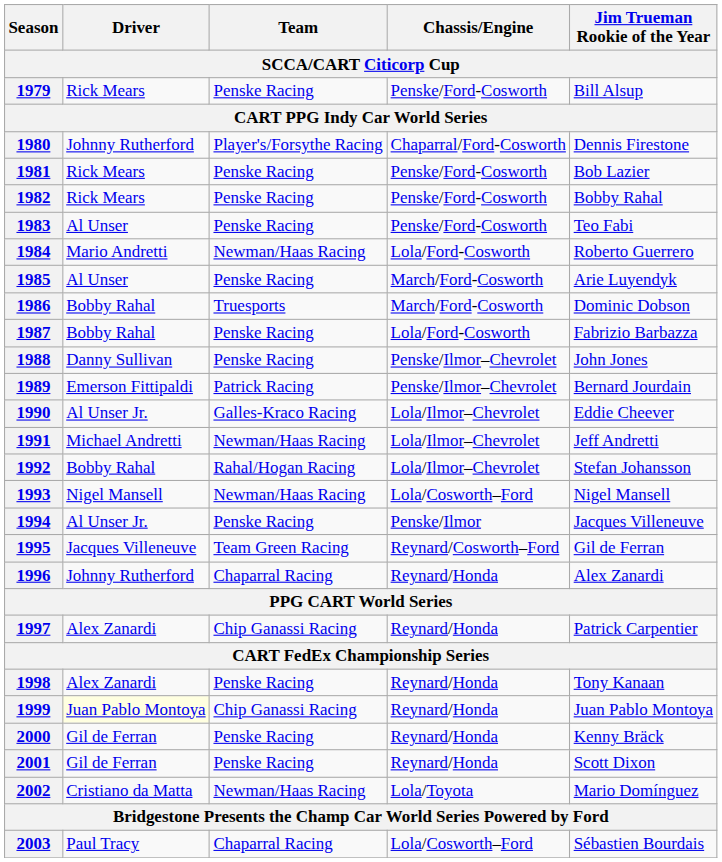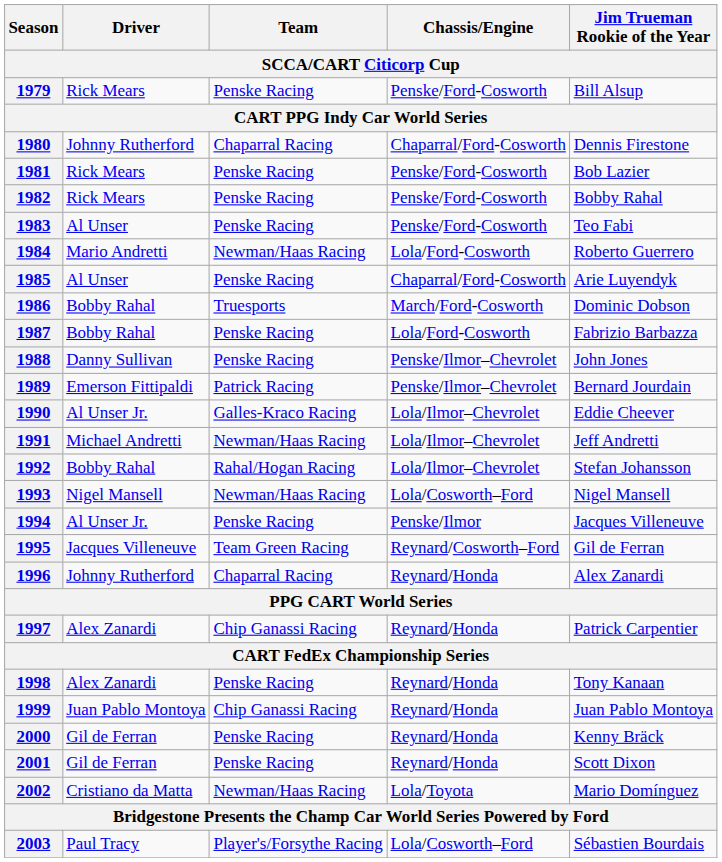(298, 144) Player's/Forsythe Racing -> (273, 144) Chaparral Racing
(467, 279) March/Ford-Cosworth -> (478, 279) Chaparral/Ford-Cosworth
(136, 709) lightyellow background -> (136, 709) no background
(273, 843) Chaparral Racing -> (298, 843) Player's/Forsythe Racing
